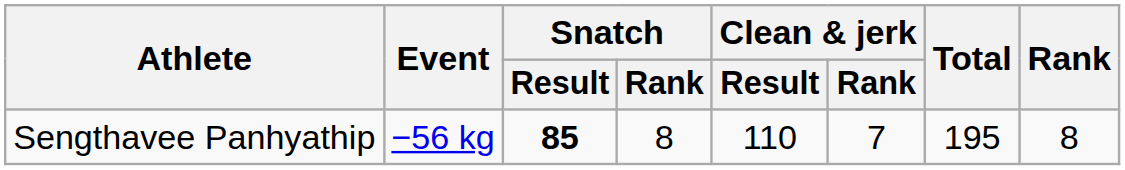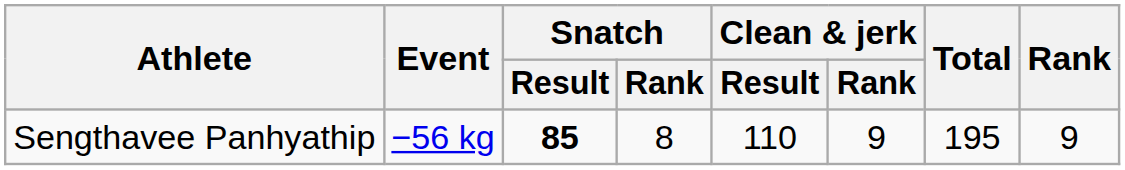(876, 137) 7 -> (876, 137) 9
(1069, 137) 8 -> (1069, 137) 9
